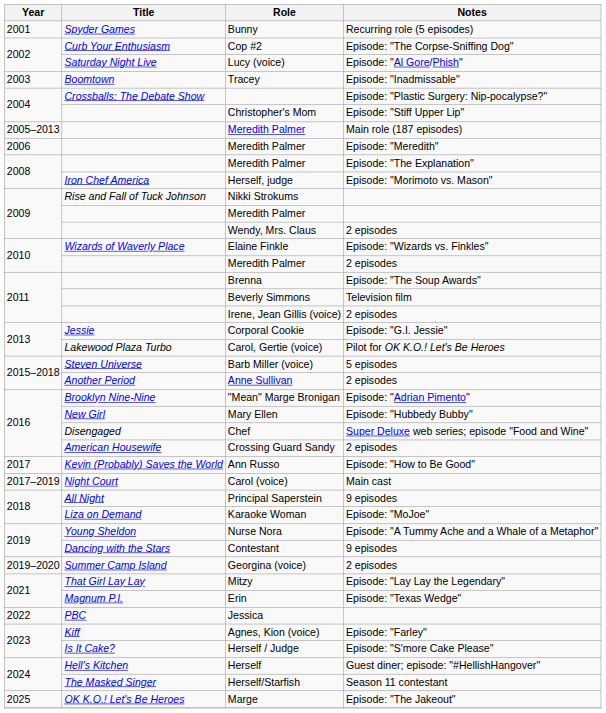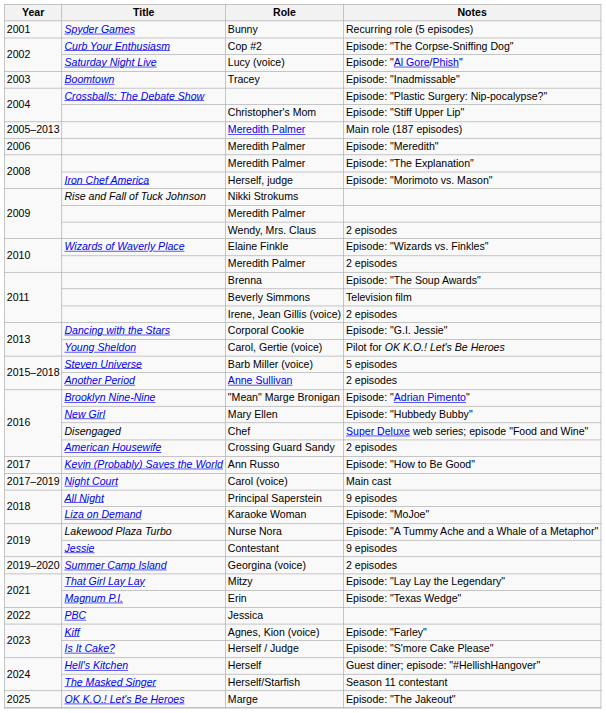(79, 331) Jessie -> (117, 331) Dancing with the Stars
(118, 347) Lakewood Plaza Turbo -> (100, 347) Young Sheldon
(100, 532) Young Sheldon -> (118, 532) Lakewood Plaza Turbo
(117, 548) Dancing with the Stars -> (79, 548) Jessie
